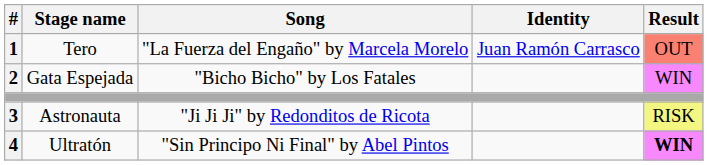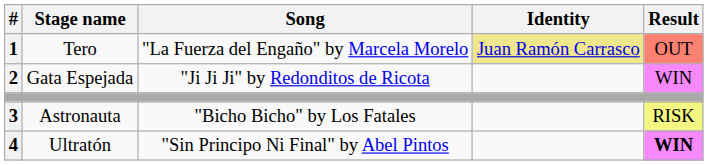(558, 48) no background -> (558, 48) khaki background
(305, 78) "Bicho Bicho" by Los Fatales -> (305, 78) "Ji Ji Ji" by Redonditos de Ricota
(305, 116) "Ji Ji Ji" by Redonditos de Ricota -> (305, 116) "Bicho Bicho" by Los Fatales
